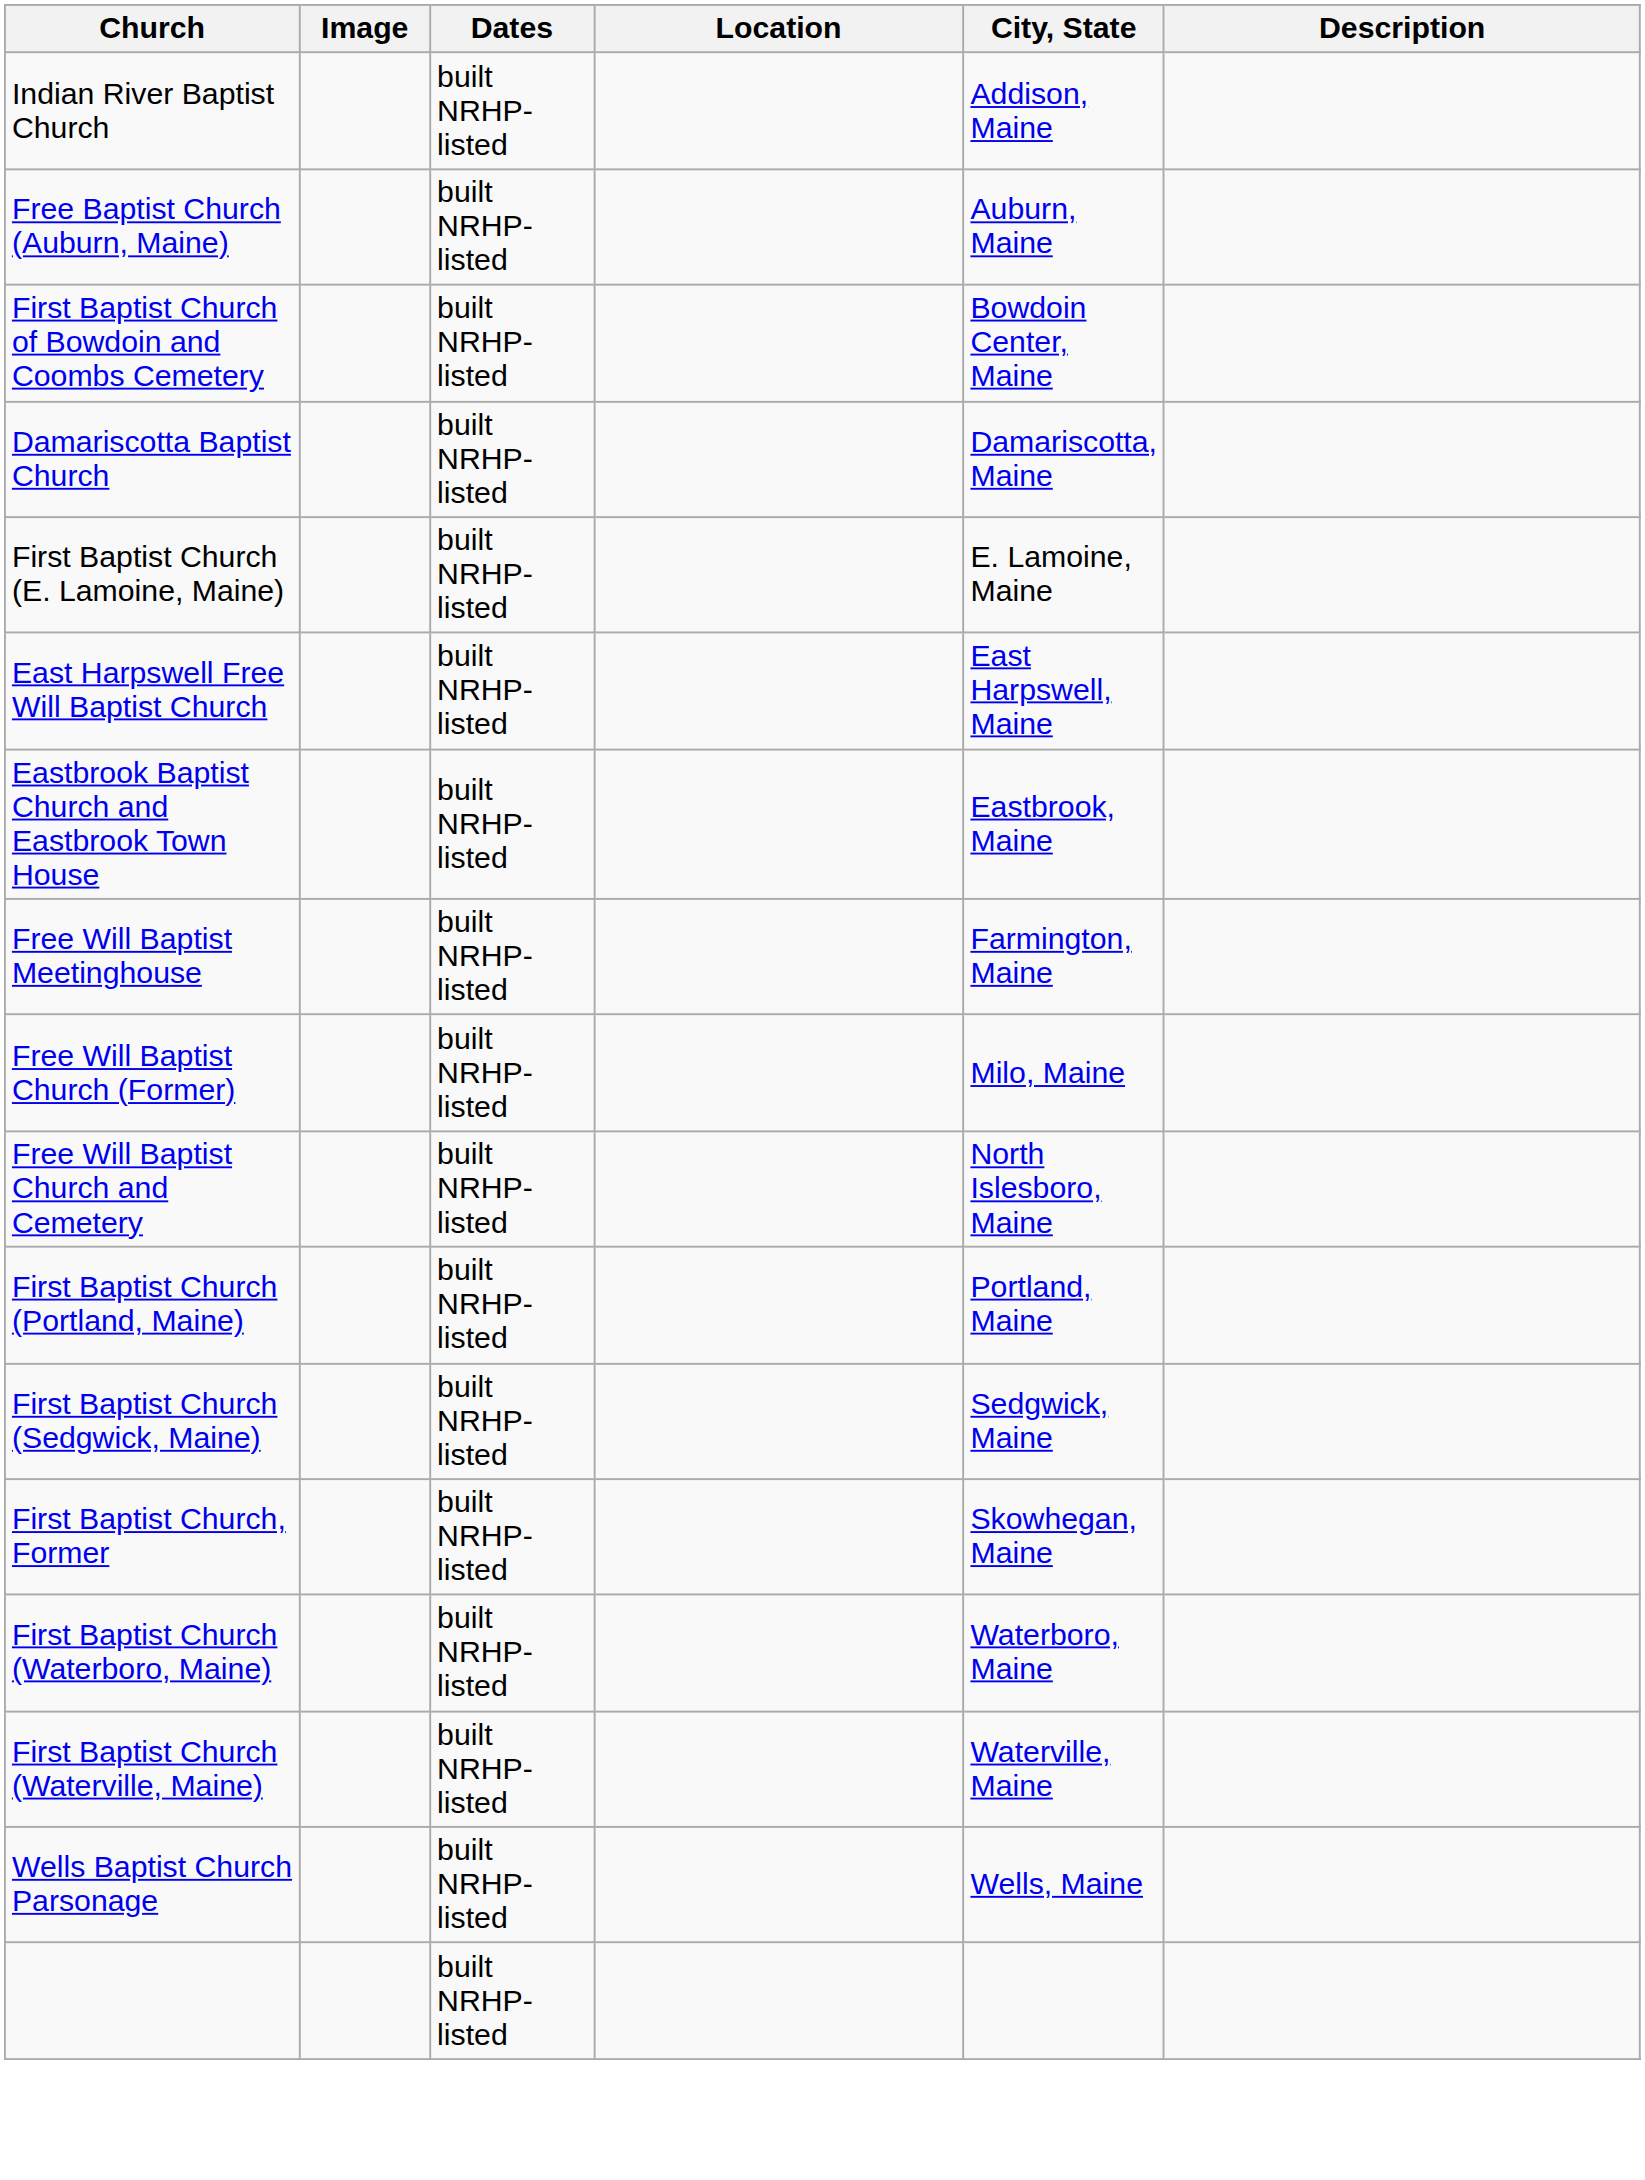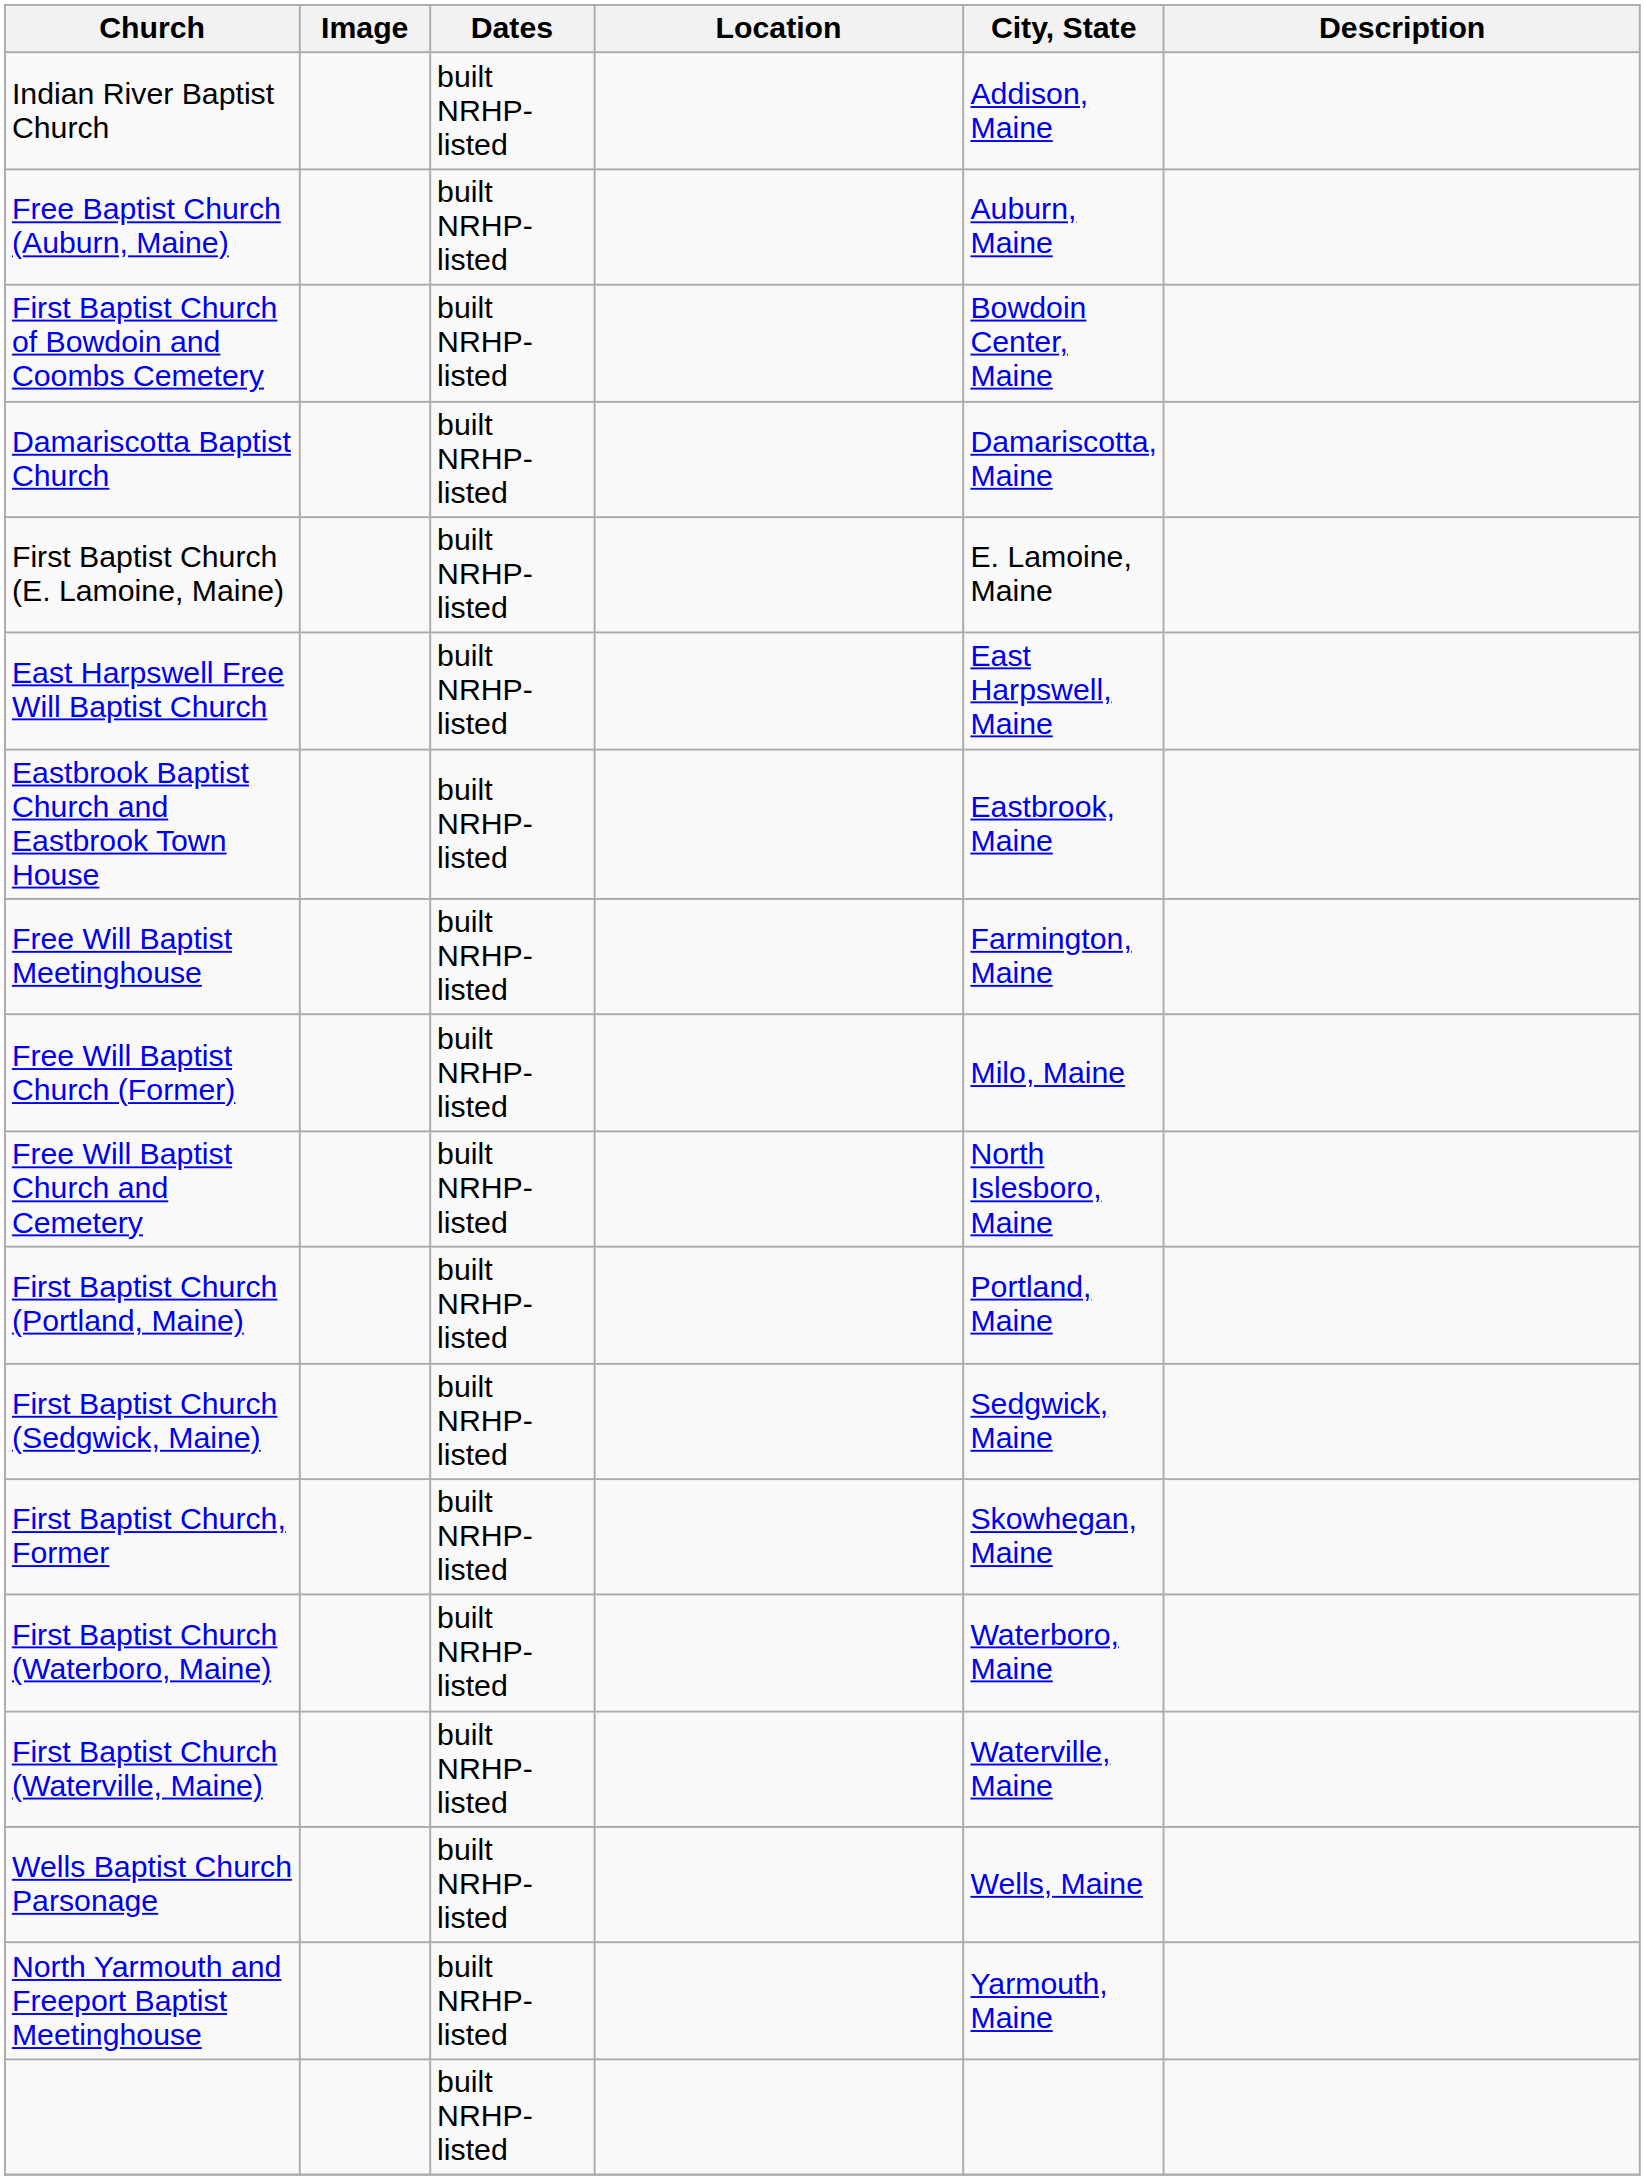+ row: (147, 2000)
